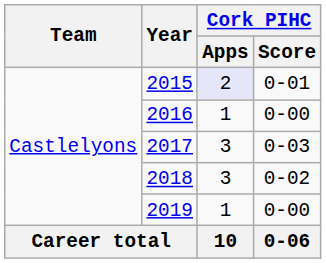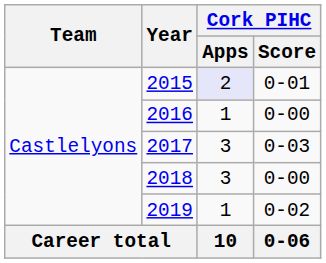(287, 178) 0-02 -> (287, 178) 0-00
(287, 210) 0-00 -> (287, 210) 0-02
